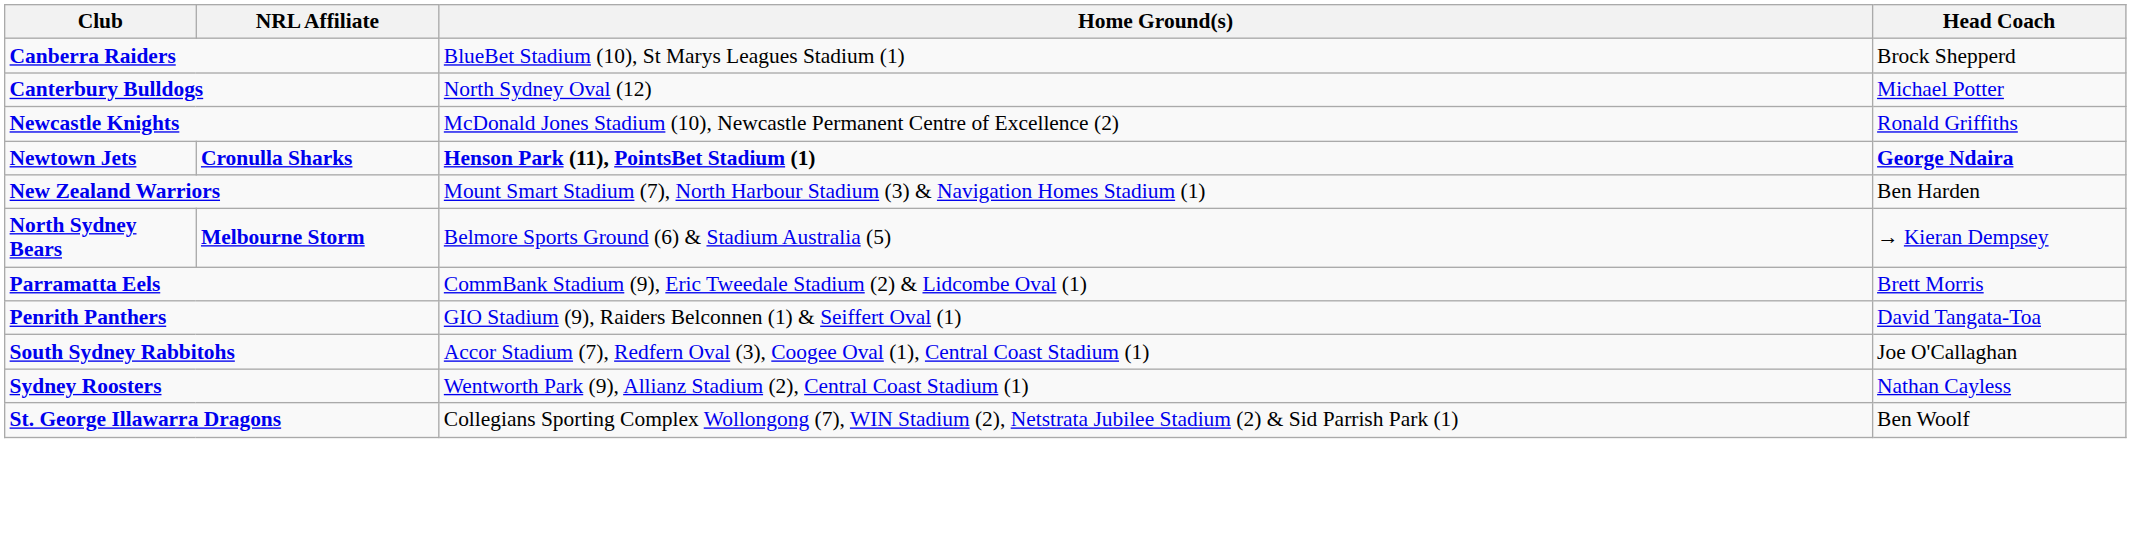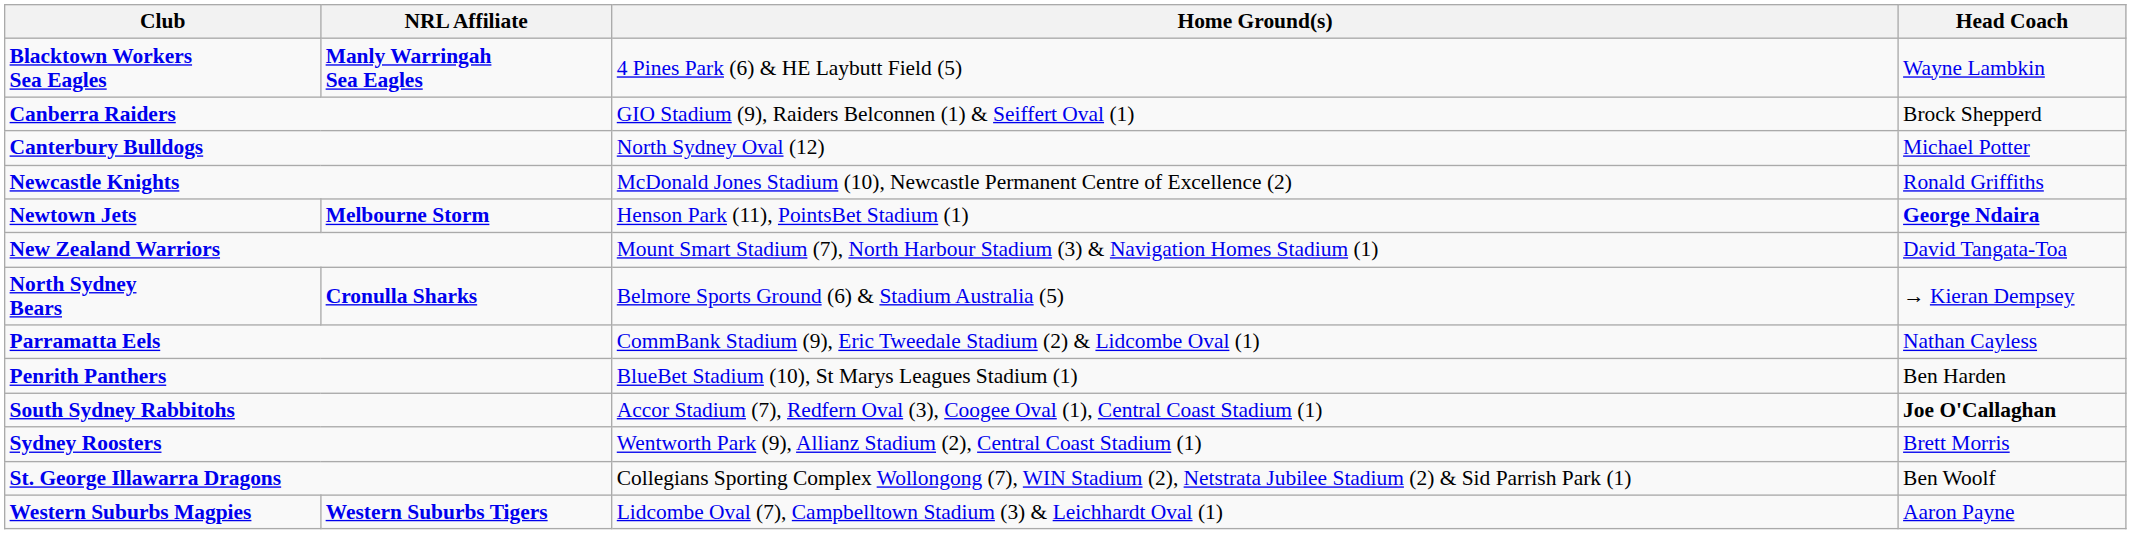+ row: (101, 67)
(674, 55) BlueBet Stadium (10), St Marys Leagues Stadium (1) -> (876, 113) GIO Stadium (9), Raiders Belconnen (1) & Seiffert Oval (1)
(277, 157) Cronulla Sharks -> (408, 215) Melbourne Storm
(630, 157) bold -> (793, 215) normal
(1929, 191) Ben Harden -> (1985, 249) David Tangata-Toa
(283, 237) Melbourne Storm -> (401, 295) Cronulla Sharks
(1930, 283) Brett Morris -> (1970, 341) Nathan Cayless
(703, 317) GIO Stadium (9), Raiders Belconnen (1) & Seiffert Oval (1) -> (847, 375) BlueBet Stadium (10), St Marys Leagues Stadium (1)
(1959, 317) David Tangata-Toa -> (1955, 375) Ben Harden
(1947, 351) normal -> (1980, 409) bold
(1944, 385) Nathan Cayless -> (1956, 443) Brett Morris
+ row: (131, 511)
